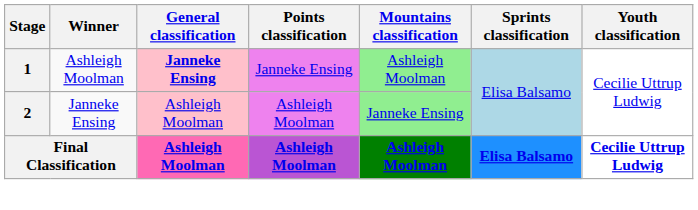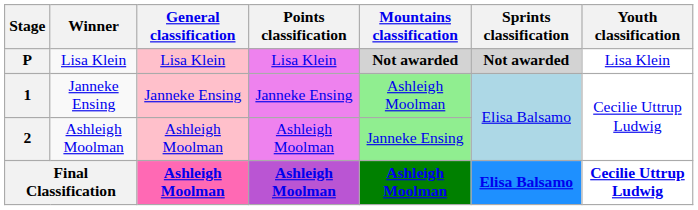+ row: (27, 60)
(94, 69) Ashleigh Moolman -> (94, 94) Janneke Ensing
(193, 69) bold -> (193, 94) normal
(94, 113) Janneke Ensing -> (94, 138) Ashleigh Moolman
